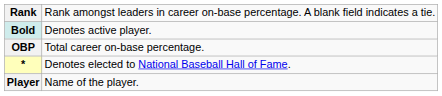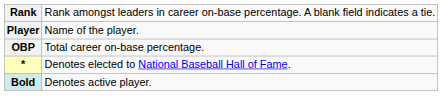rows swapped: (23, 82) <-> (23, 30)
